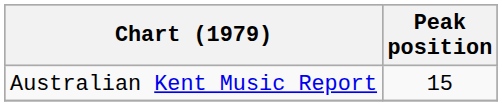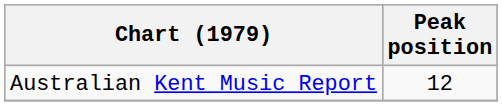(440, 83) 15 -> (440, 83) 12
